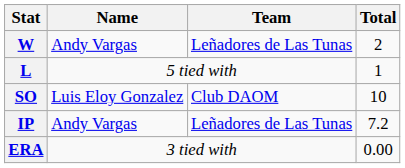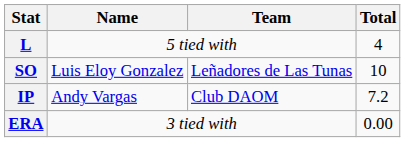- row: (26, 44)
(378, 70) 1 -> (378, 44) 4
(235, 96) Club DAOM -> (272, 70) Leñadores de Las Tunas
(272, 123) Leñadores de Las Tunas -> (235, 96) Club DAOM
